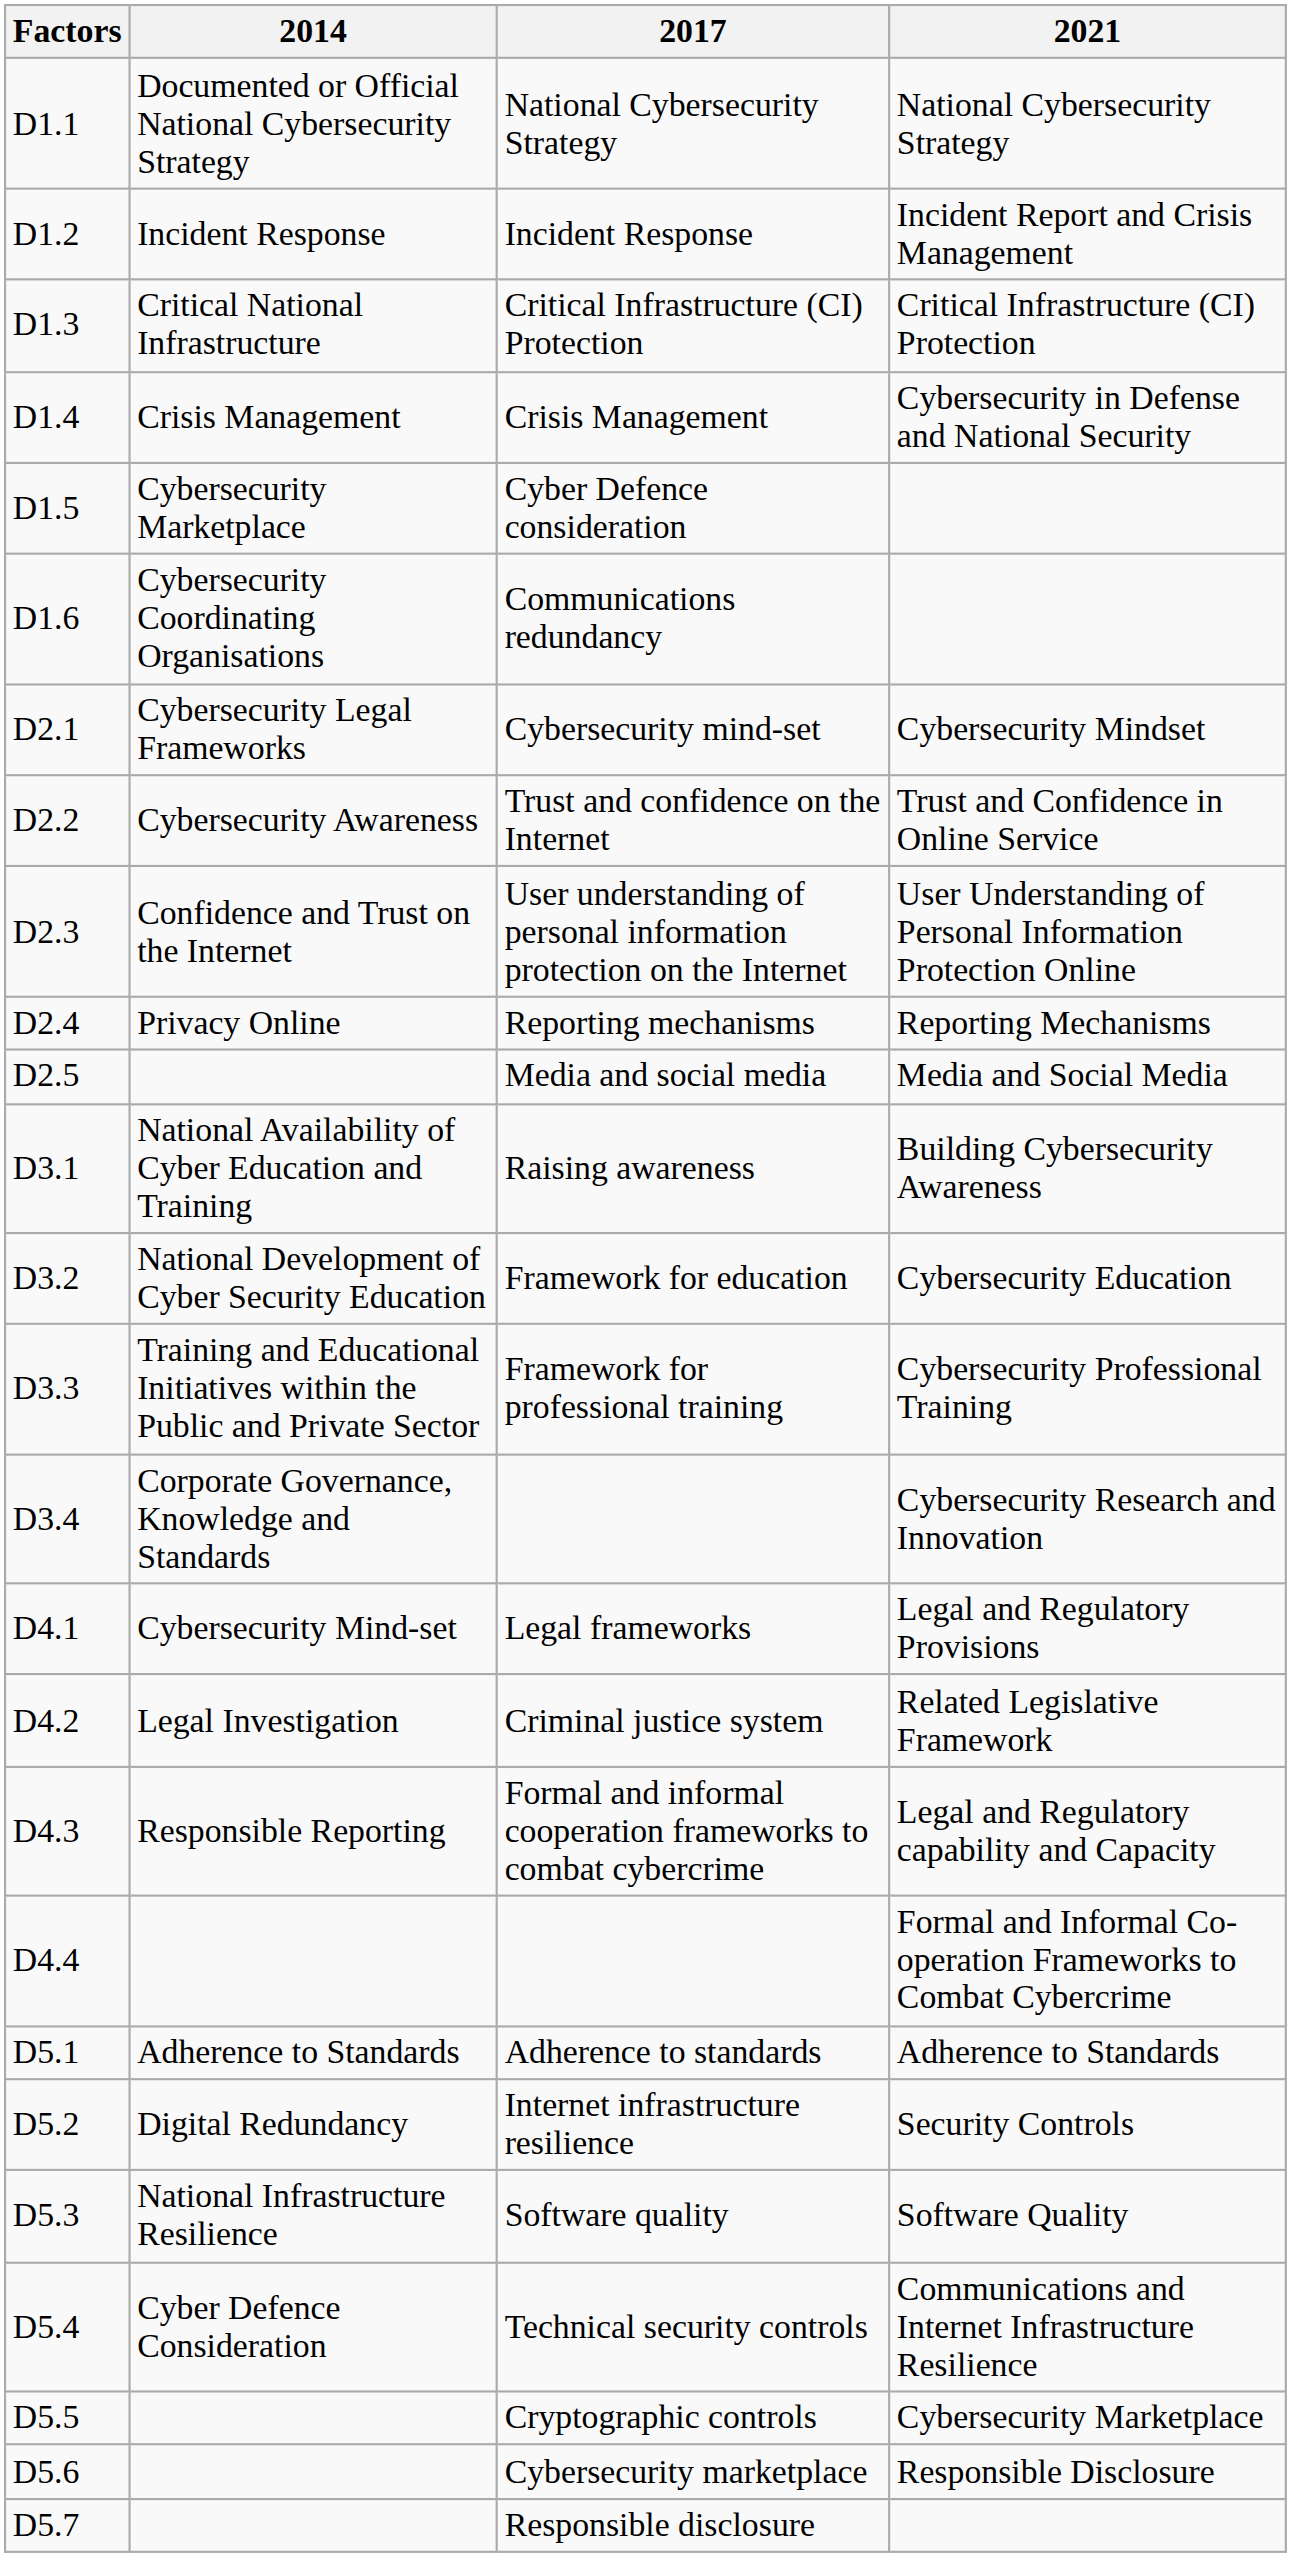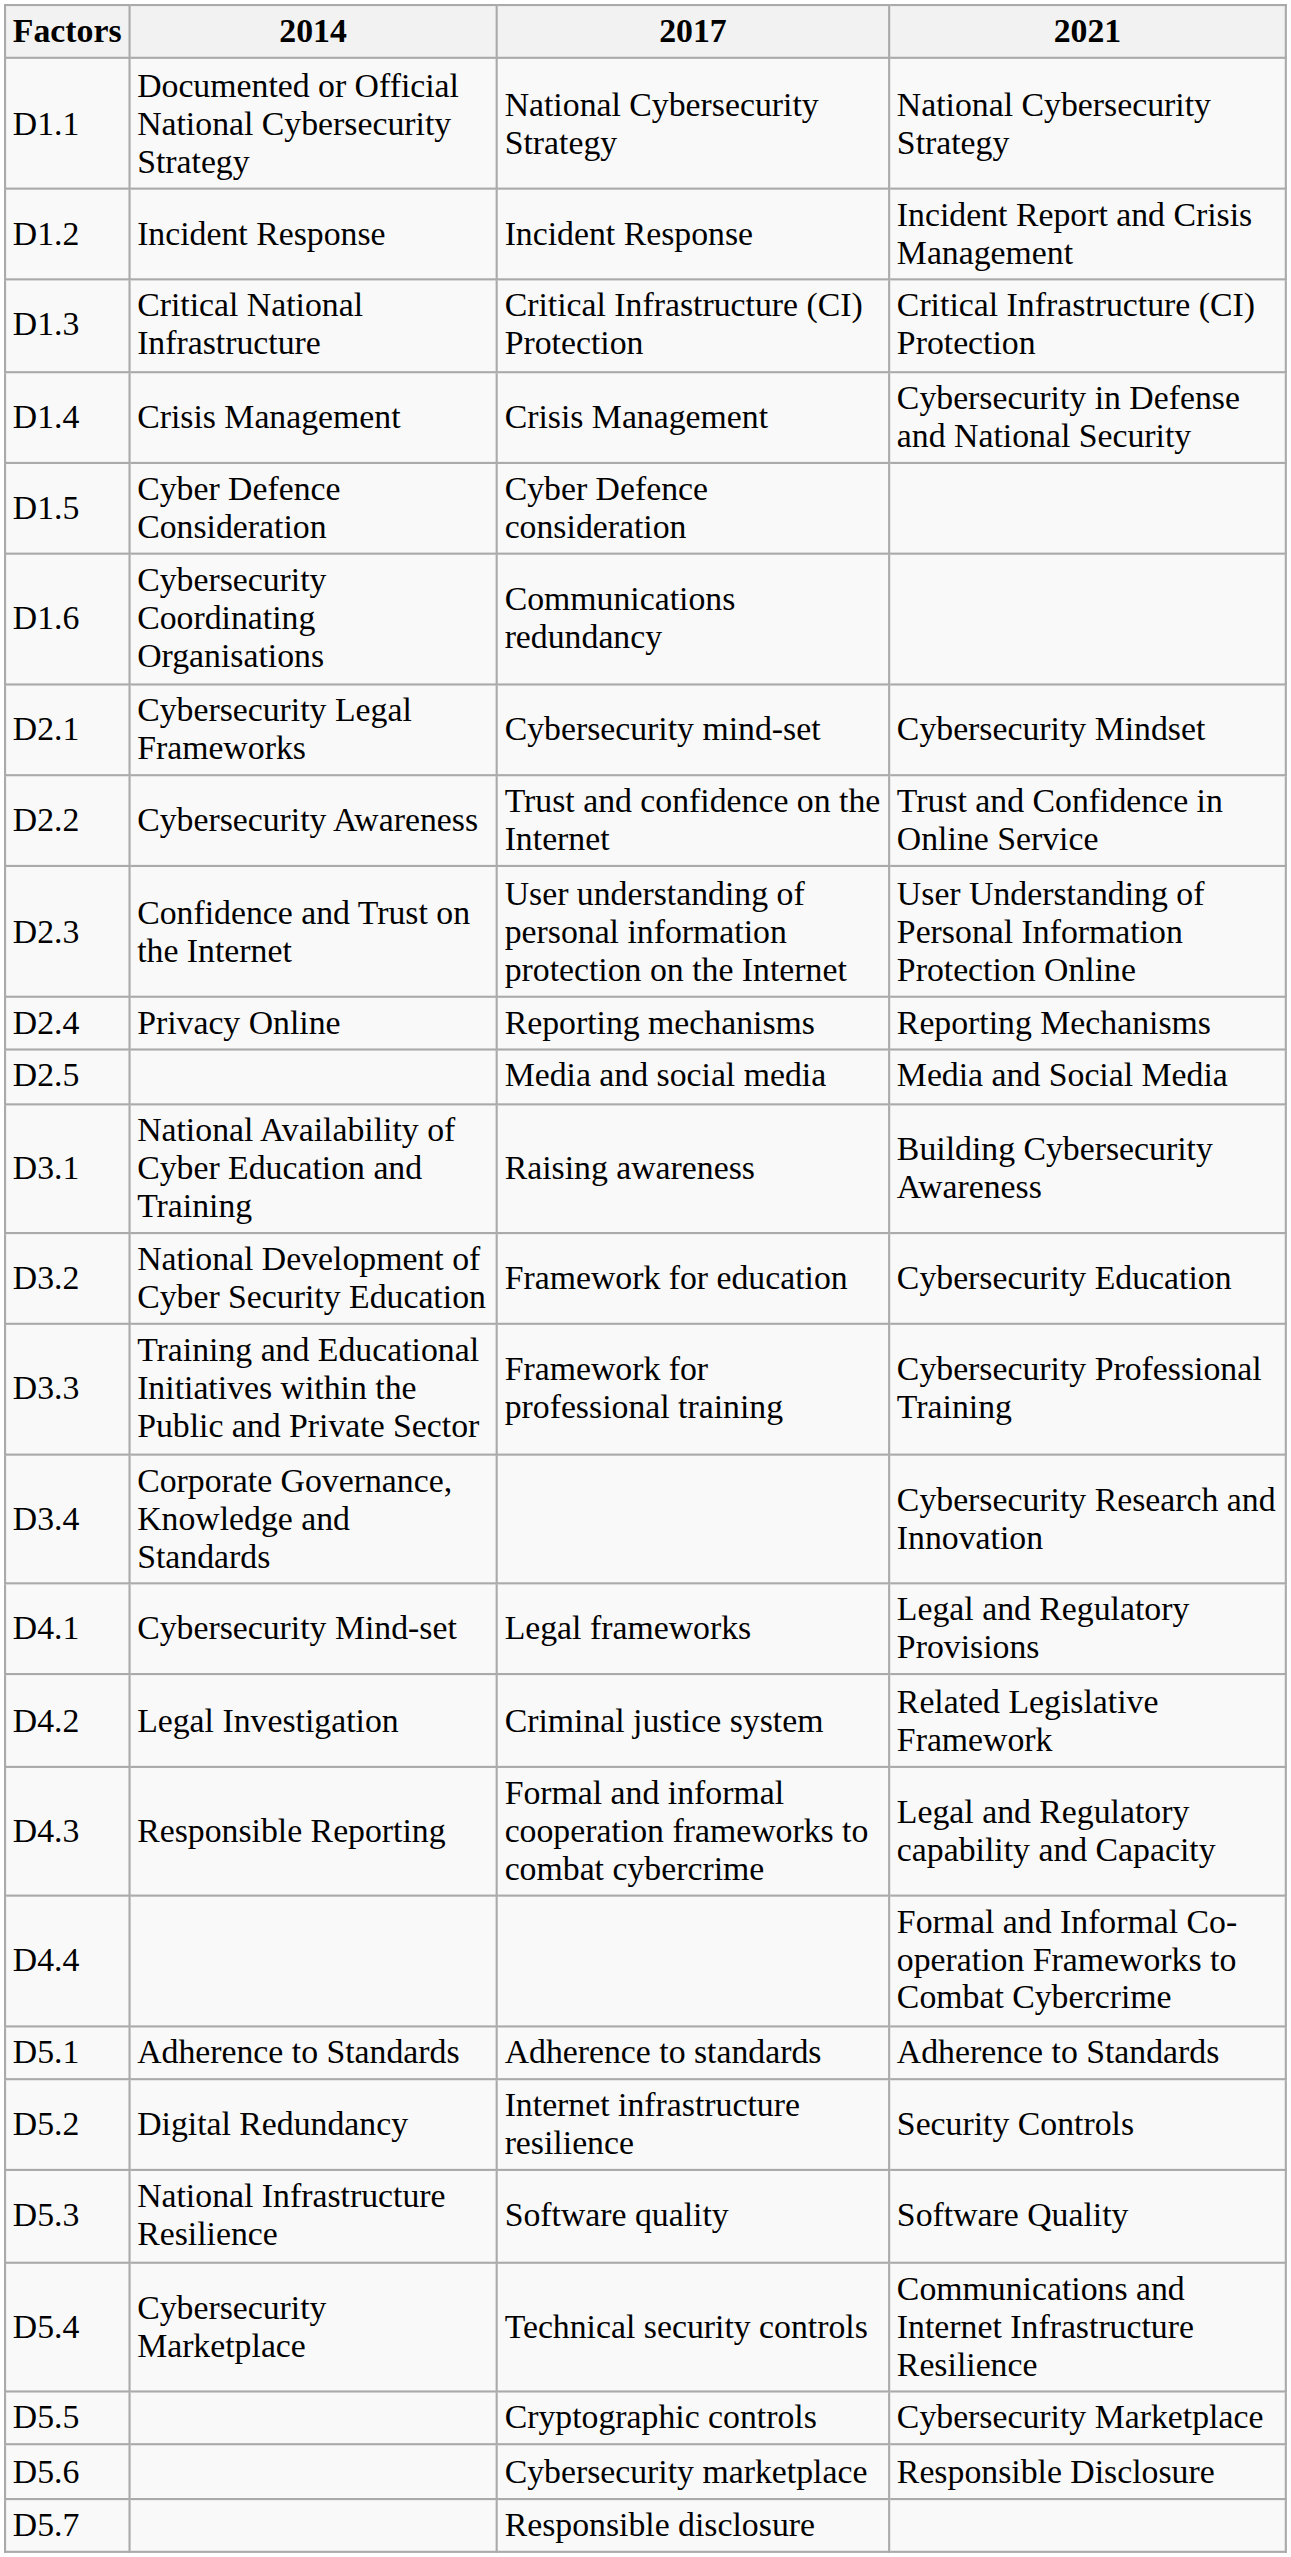(232, 507) Cybersecurity Marketplace -> (239, 507) Cyber Defence Consideration
(239, 2326) Cyber Defence Consideration -> (232, 2326) Cybersecurity Marketplace
